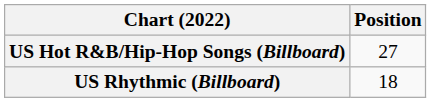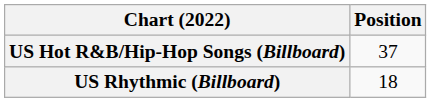(388, 50) 27 -> (388, 50) 37
